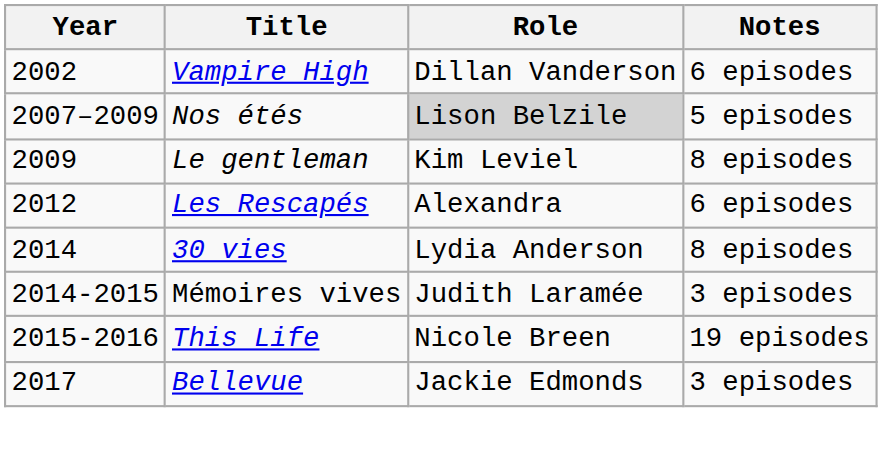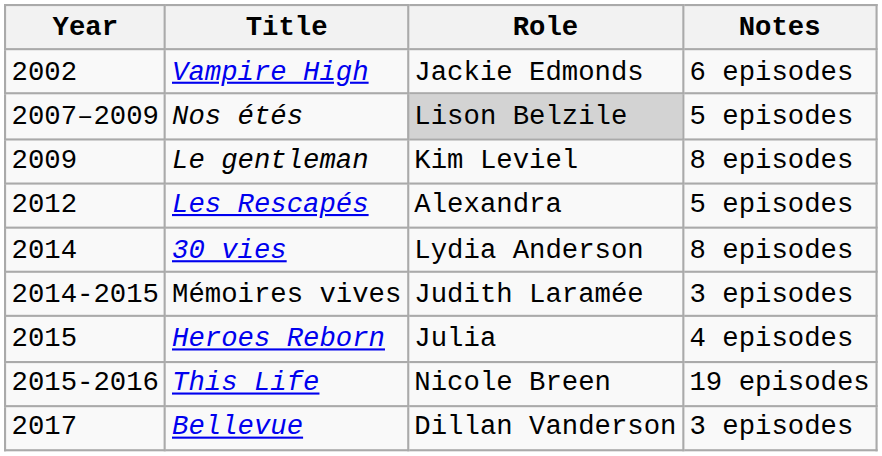(545, 72) Dillan Vanderson -> (529, 72) Jackie Edmonds
(771, 205) 6 episodes -> (771, 205) 5 episodes
+ row: (278, 339)
(529, 383) Jackie Edmonds -> (545, 428) Dillan Vanderson
